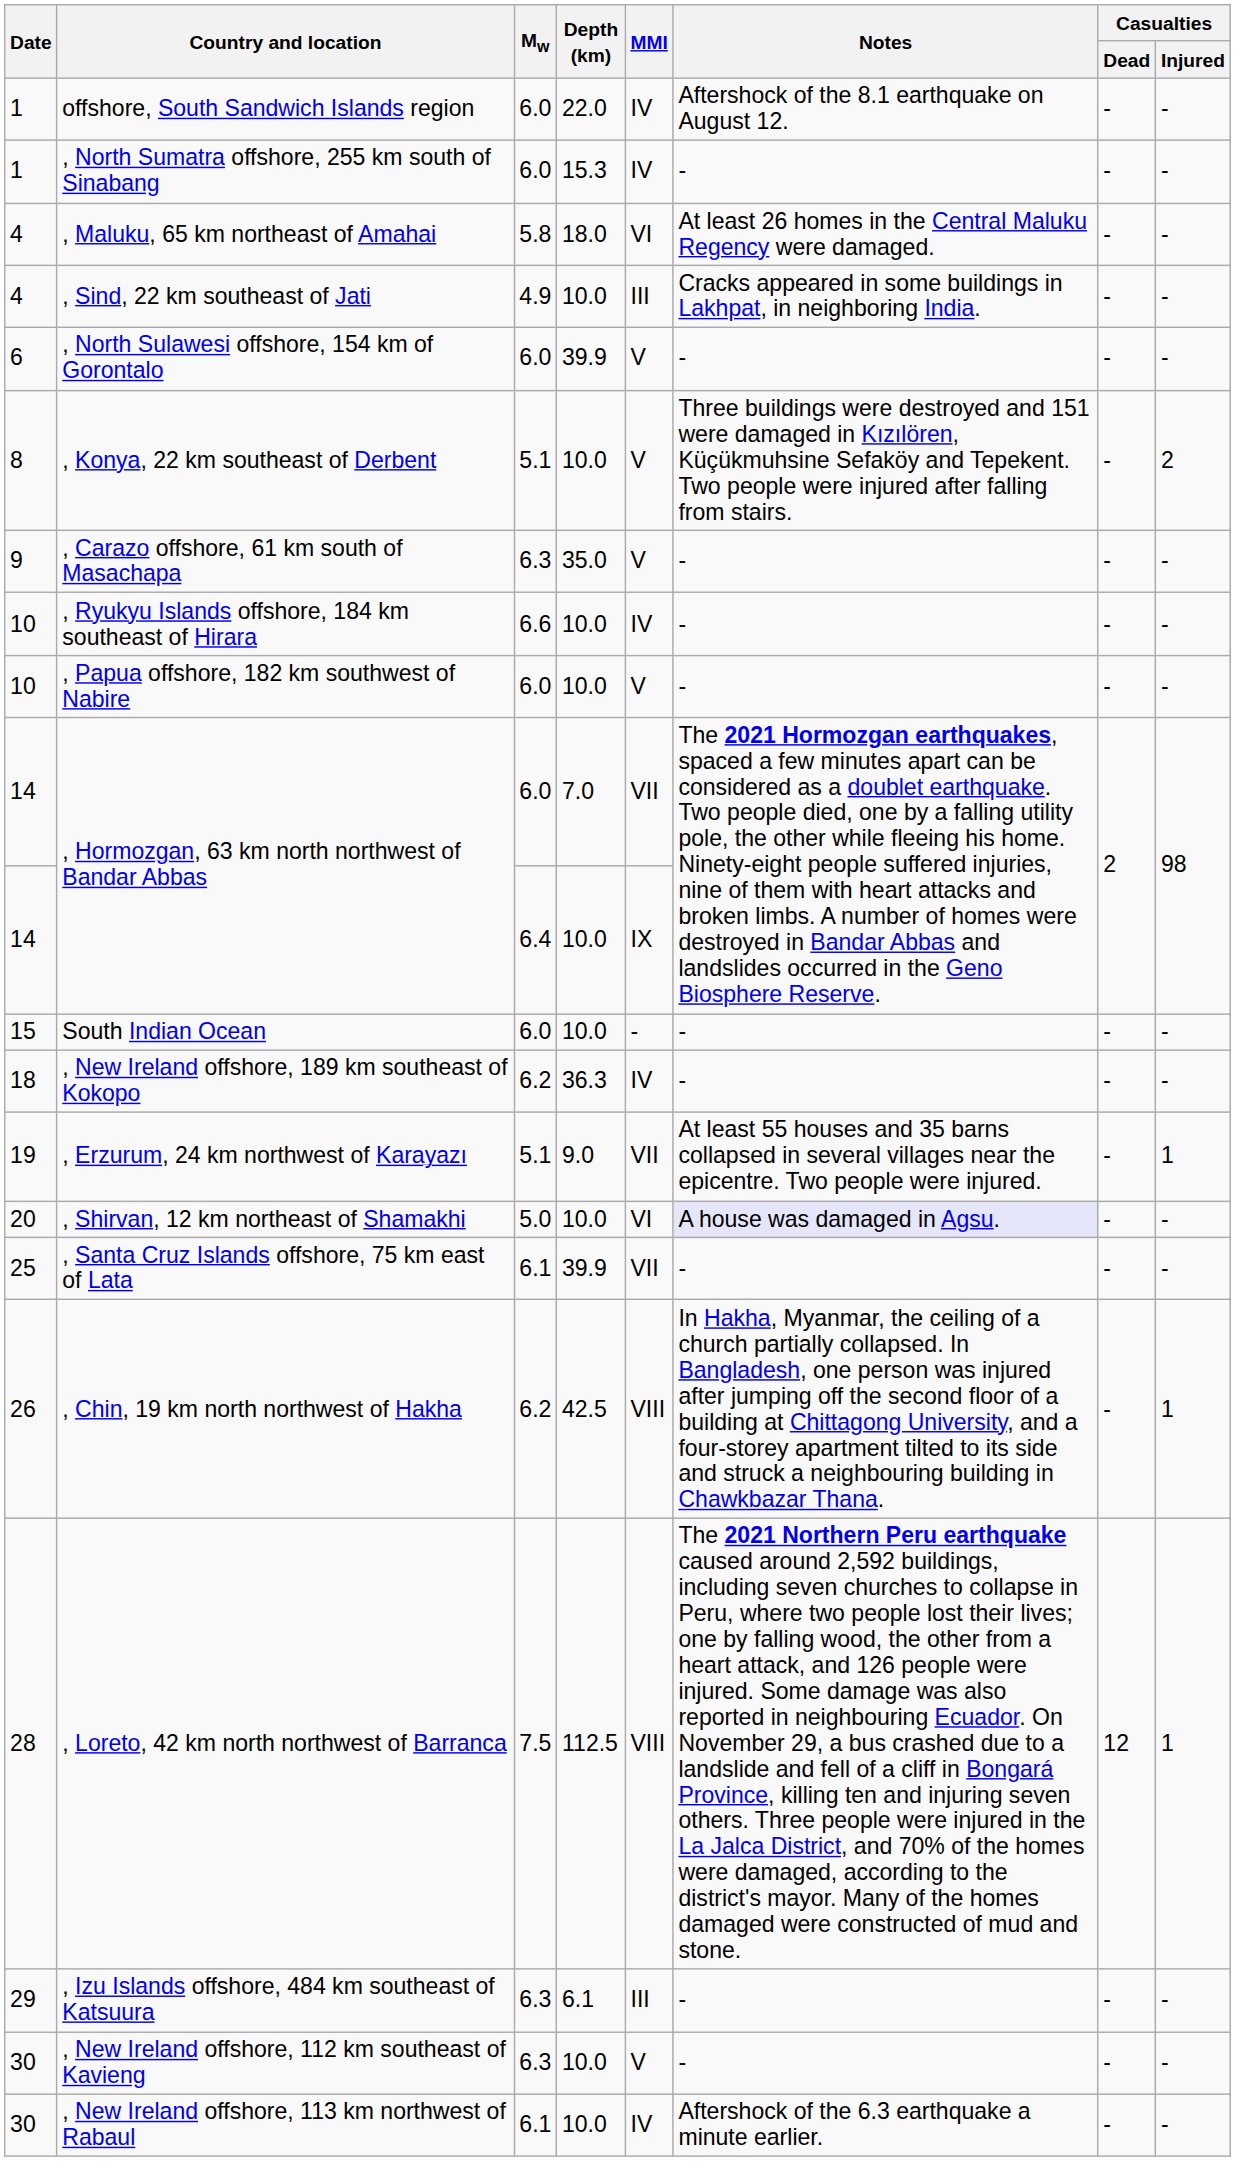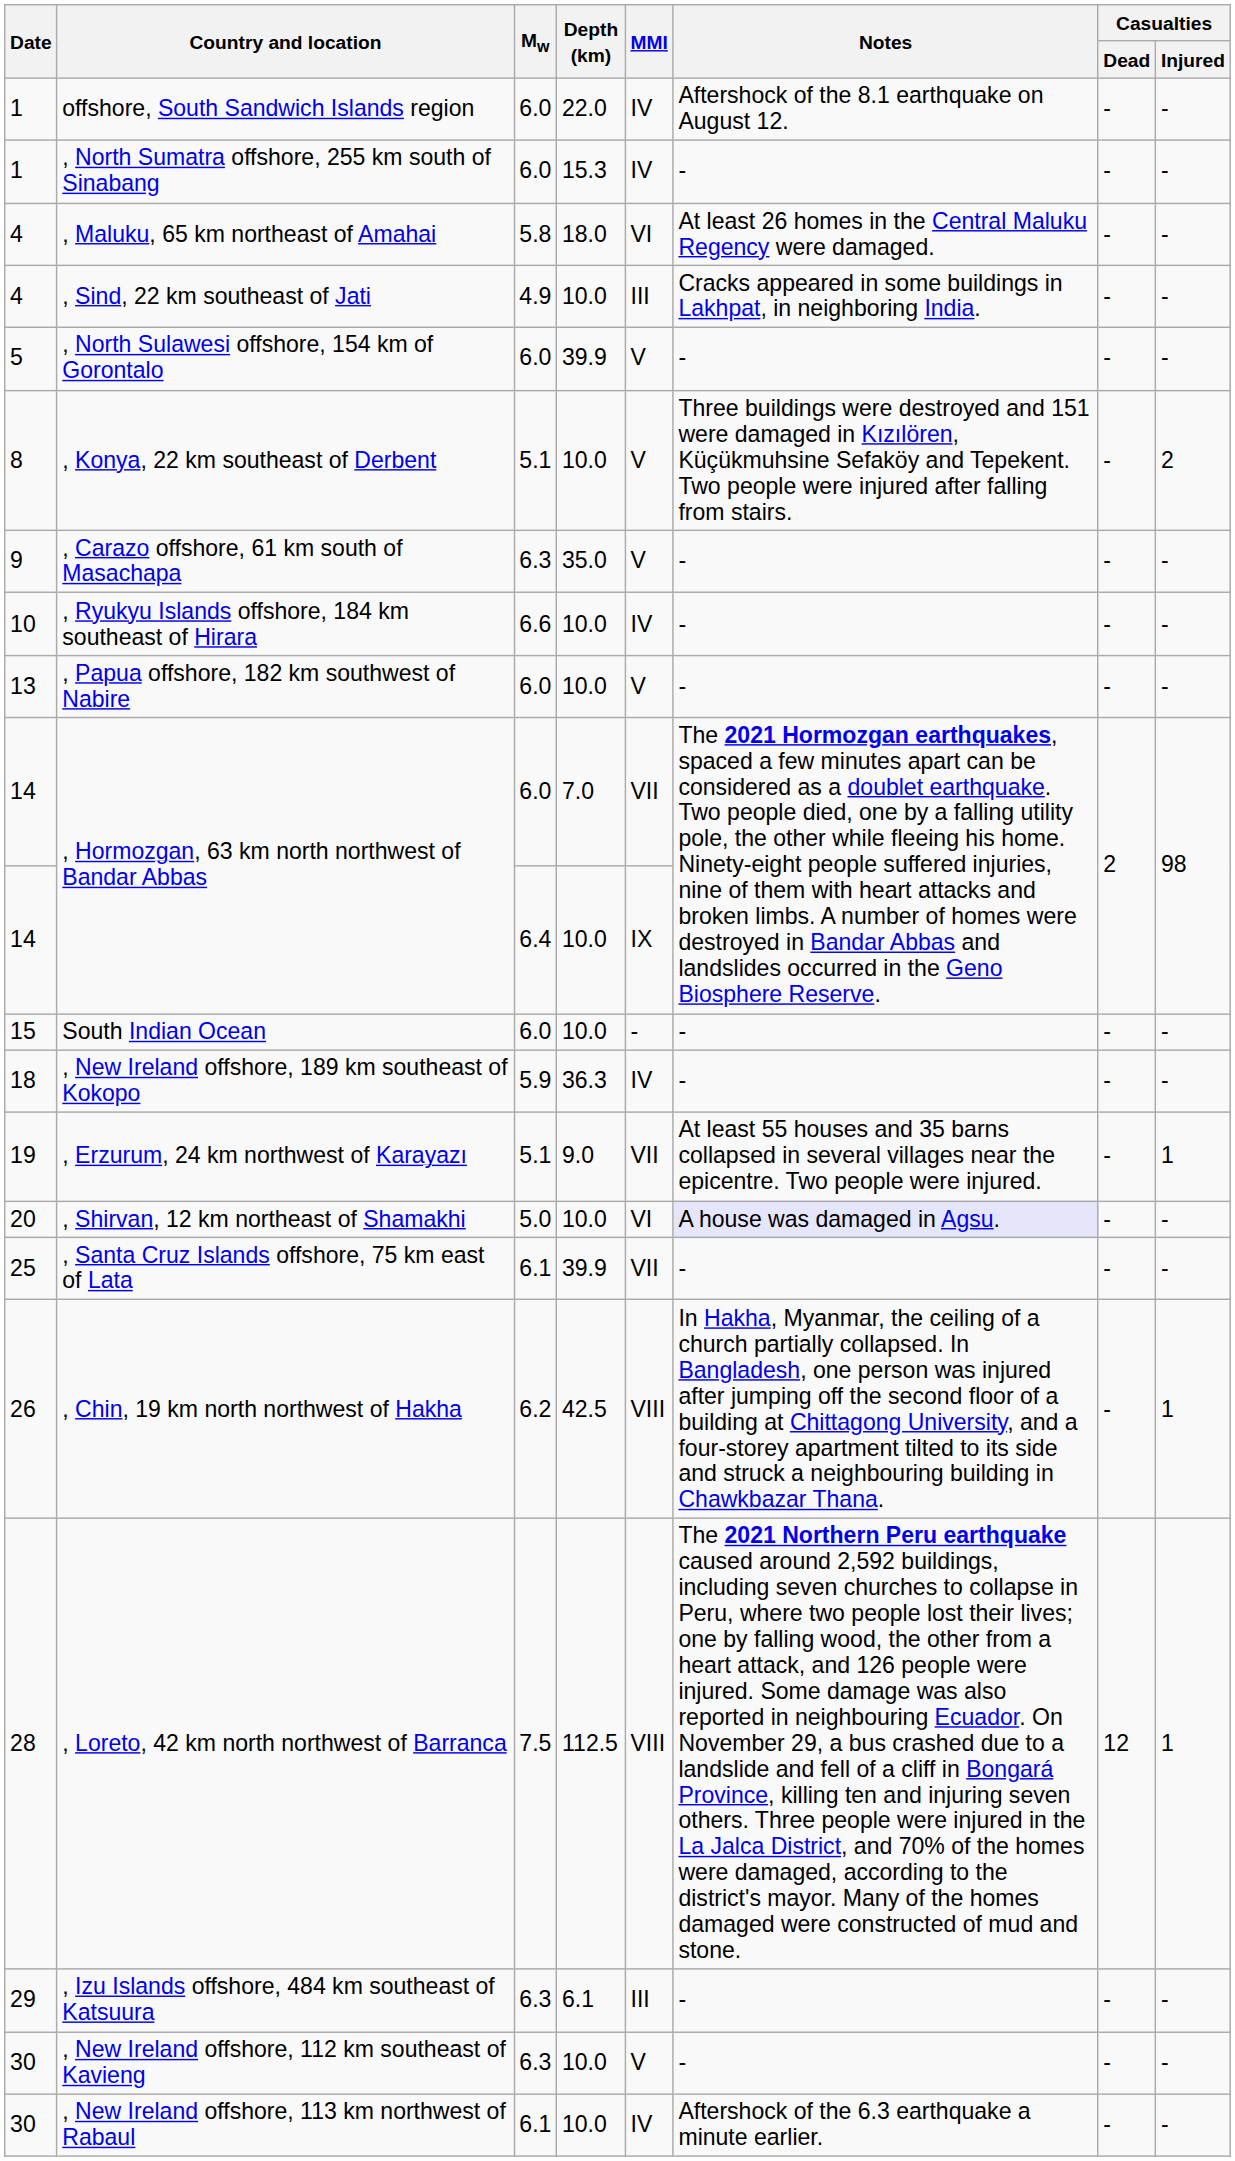(16, 358) 6 -> (16, 358) 5
(23, 686) 10 -> (23, 686) 13
(535, 1080) 6.2 -> (535, 1080) 5.9
